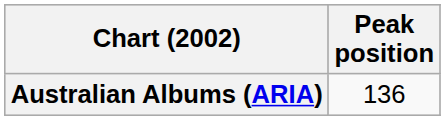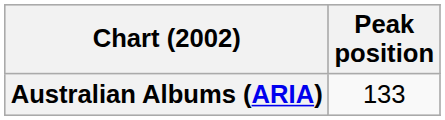(384, 94) 136 -> (384, 94) 133
